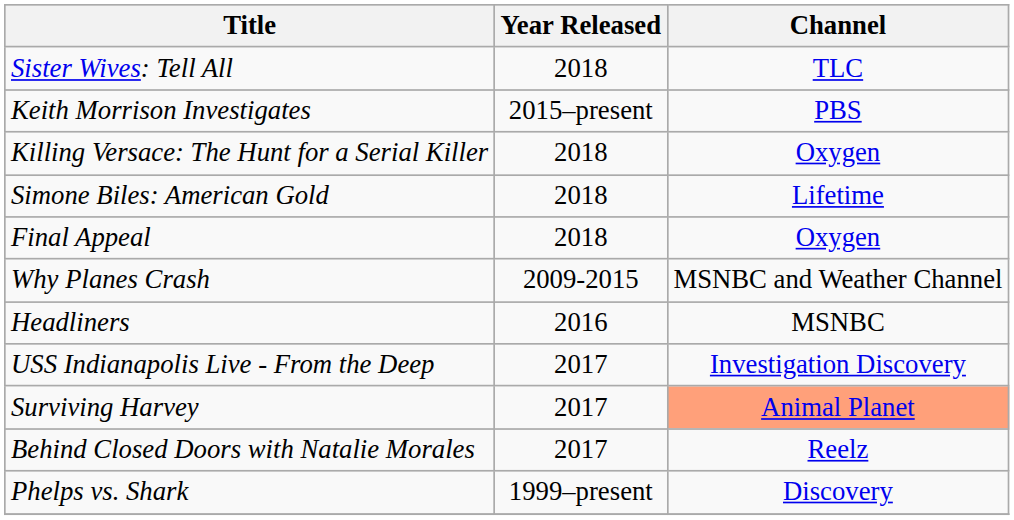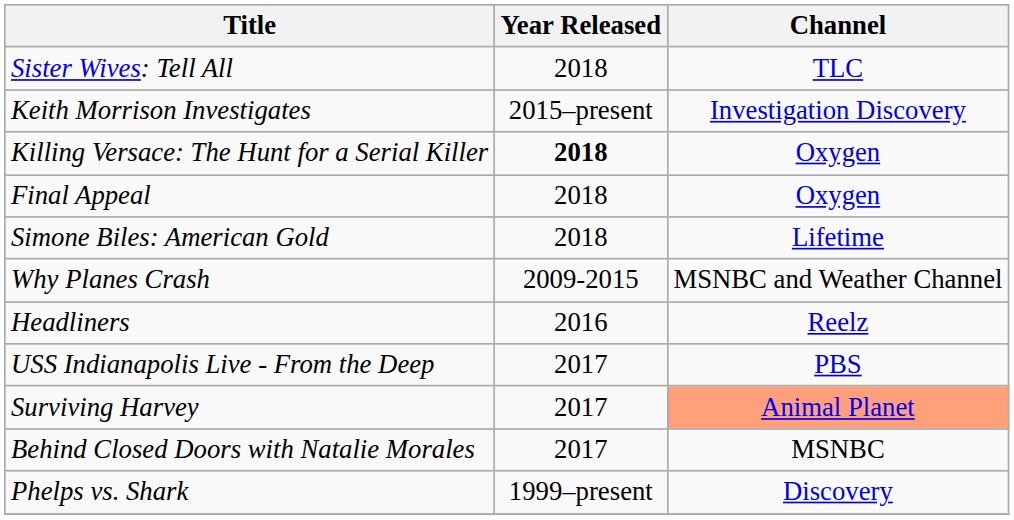(838, 110) PBS -> (838, 110) Investigation Discovery
(581, 152) normal -> (581, 152) bold
rows swapped: (170, 195) <-> (81, 237)
(838, 322) MSNBC -> (838, 322) Reelz
(838, 364) Investigation Discovery -> (838, 364) PBS
(838, 449) Reelz -> (838, 449) MSNBC
